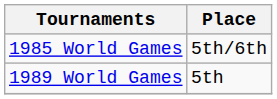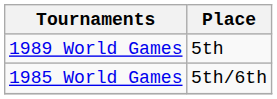rows swapped: (96, 49) <-> (96, 78)
